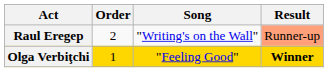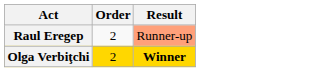- column: (197, 14)
(113, 56) 1 -> (113, 56) 2
